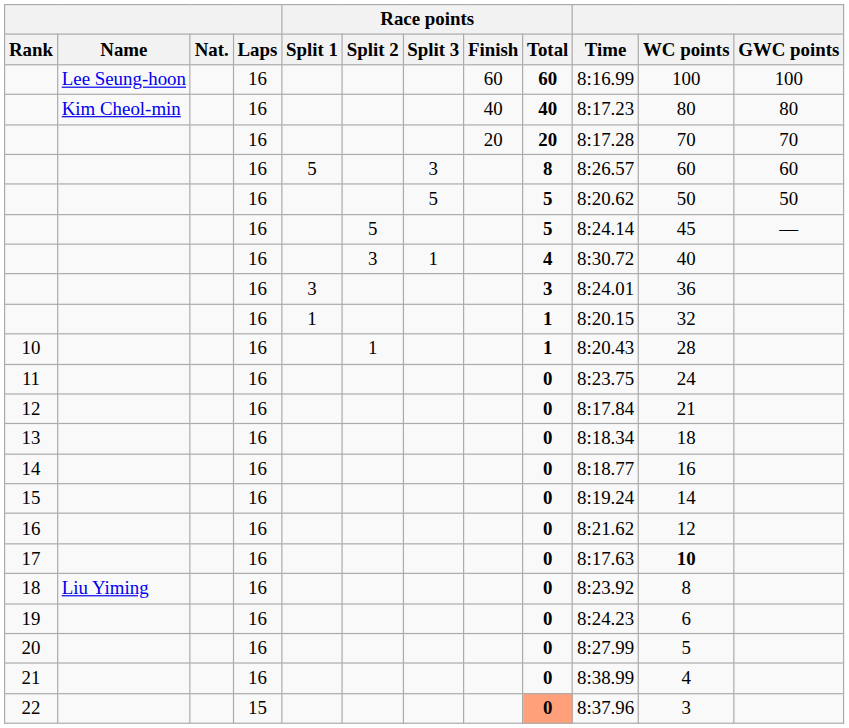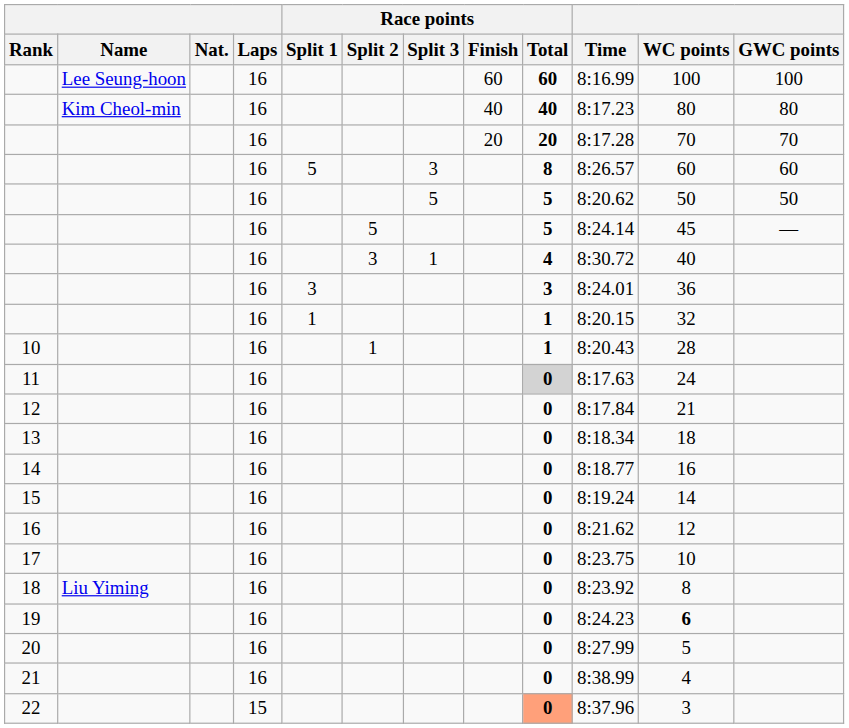(548, 378) no background -> (548, 378) lightgrey background
(606, 378) 8:23.75 -> (606, 378) 8:17.63
(606, 558) 8:17.63 -> (606, 558) 8:23.75
(686, 558) bold -> (686, 558) normal
(686, 618) normal -> (686, 618) bold
